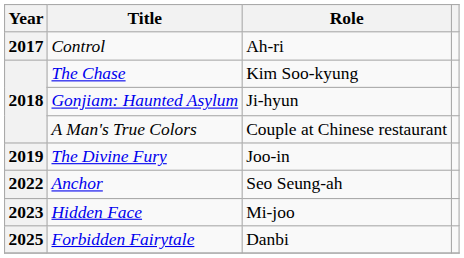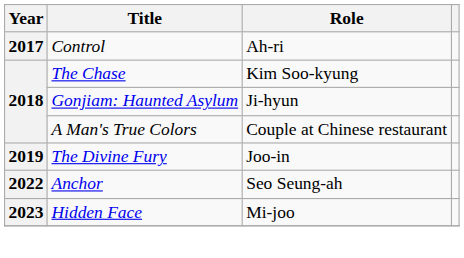- row: (123, 239)
